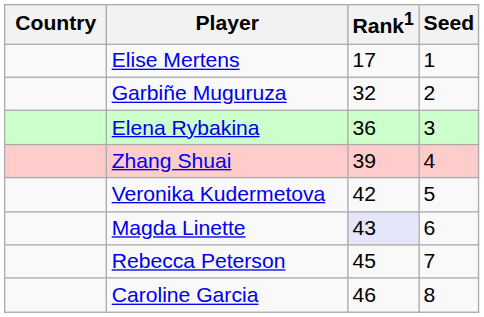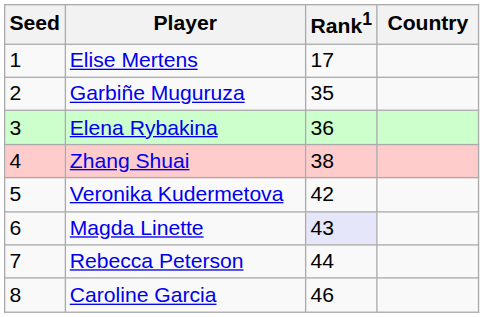columns swapped: (56, 24) <-> (449, 24)
(364, 93) 32 -> (322, 93) 35
(364, 160) 39 -> (322, 160) 38
(364, 261) 45 -> (322, 261) 44
